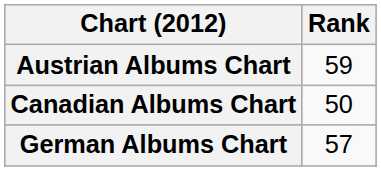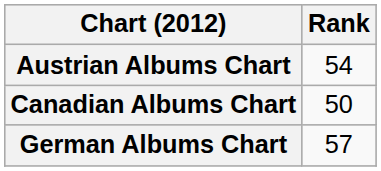(339, 64) 59 -> (339, 64) 54
